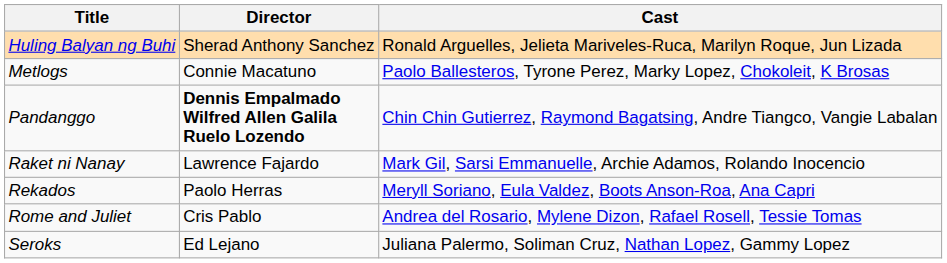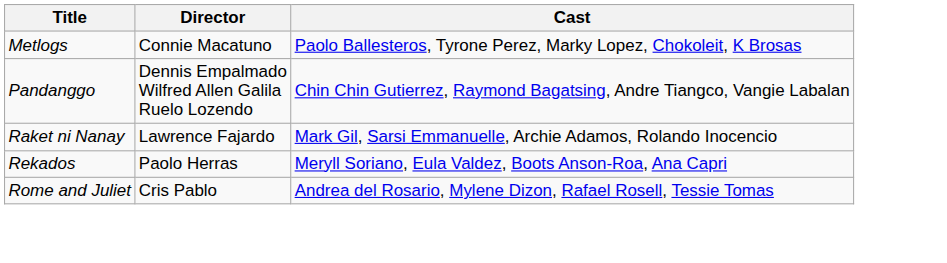- row: (92, 44)
(262, 117) bold -> (213, 90) normal
- row: (35, 244)
